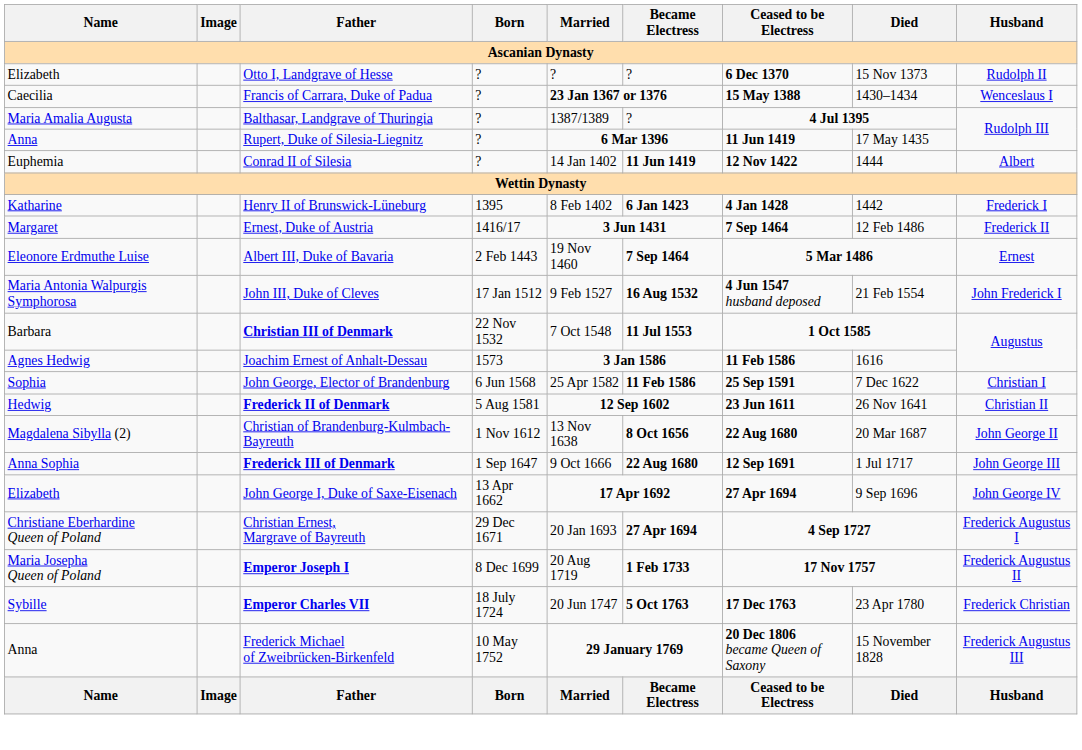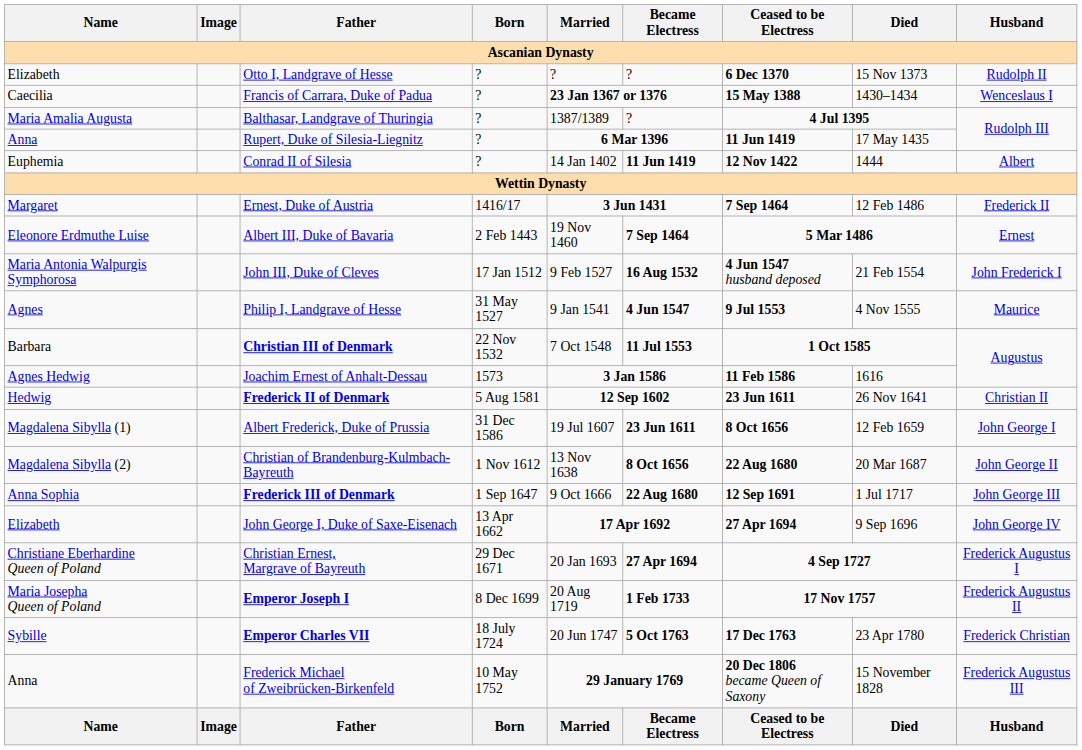- row: (335, 205)
+ row: (322, 309)
- row: (346, 382)
+ row: (336, 427)
